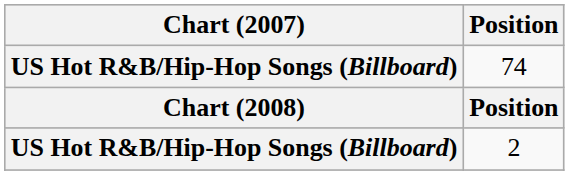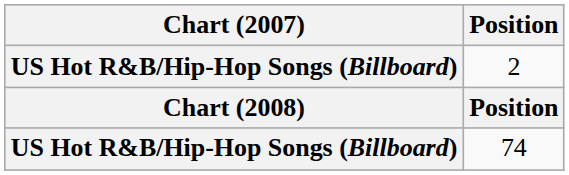rows swapped: (514, 148) <-> (514, 66)
